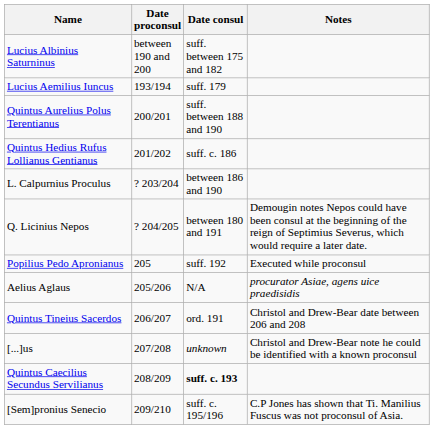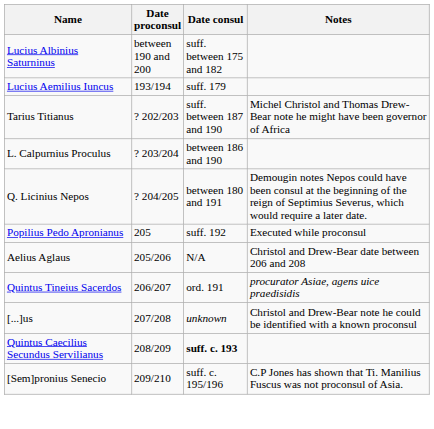- row: (59, 117)
- row: (57, 153)
+ row: (40, 117)
(315, 287) procurator Asiae, agens uice praedisidis -> (334, 257) Christol and Drew-Bear date between 206 and 208
(334, 318) Christol and Drew-Bear date between 206 and 208 -> (315, 287) procurator Asiae, agens uice praedisidis
